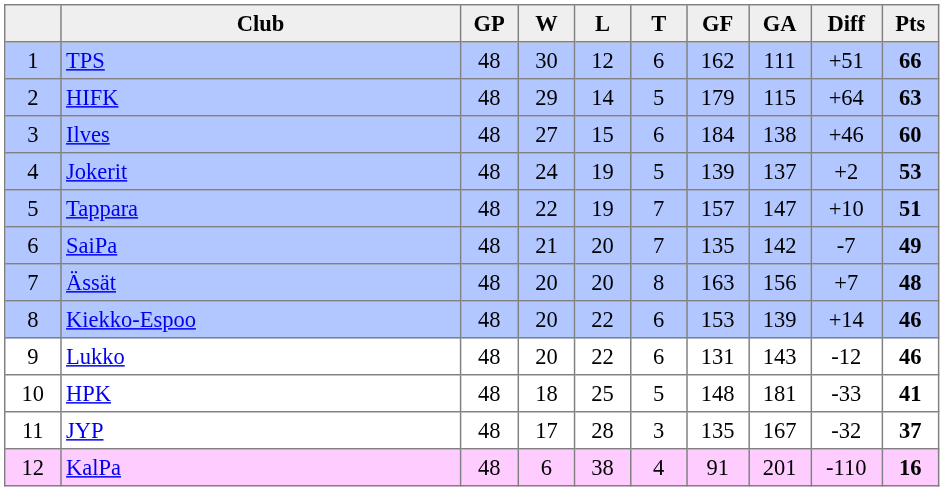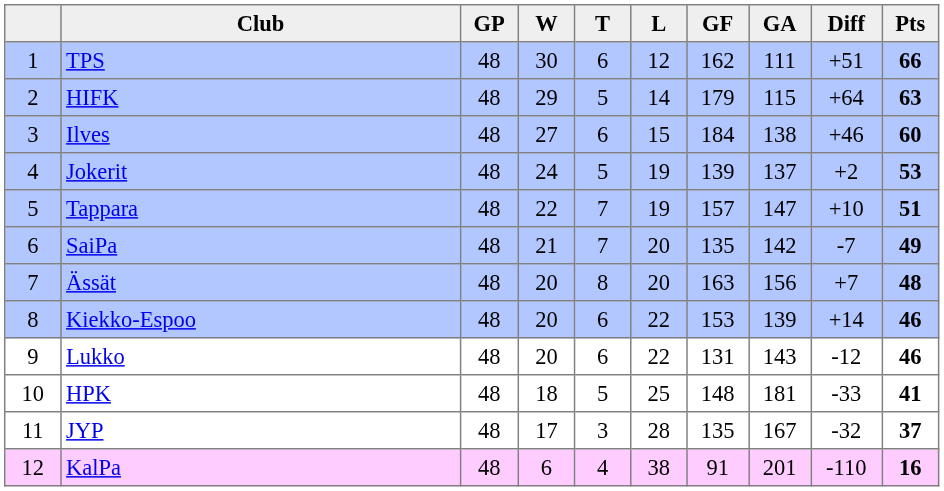columns swapped: (659, 23) <-> (603, 23)
